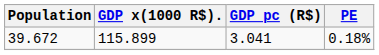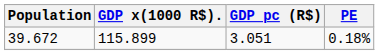(251, 39) 3.041 -> (251, 39) 3.051
